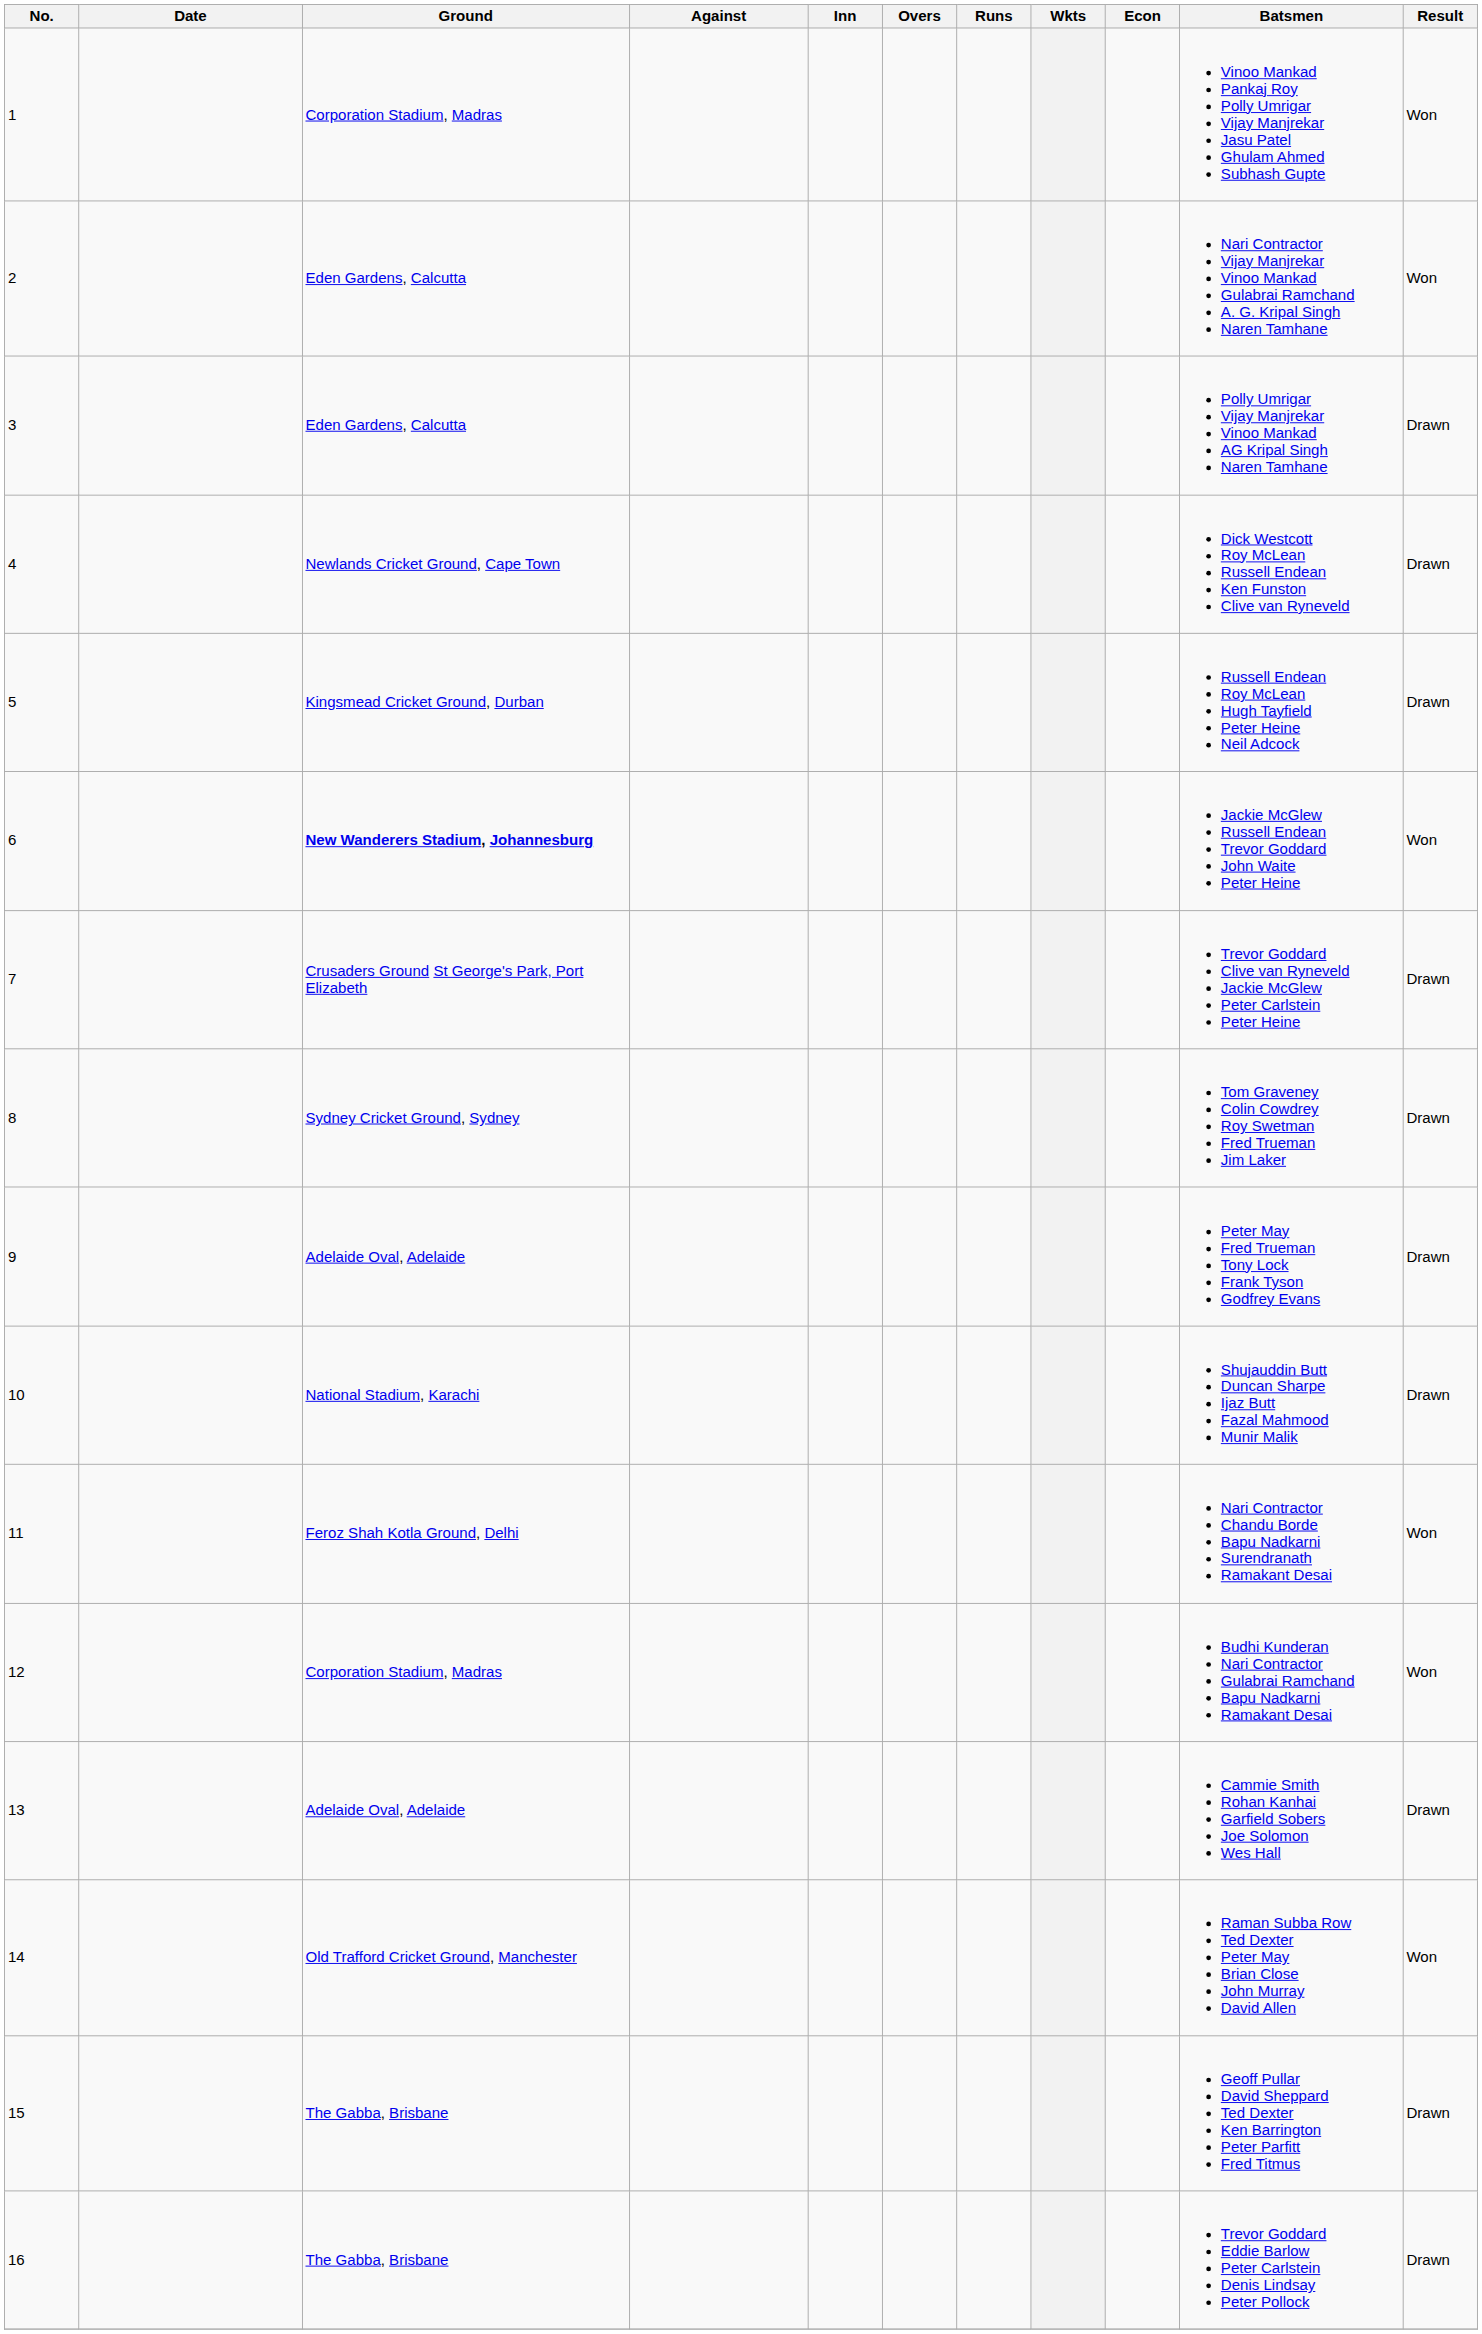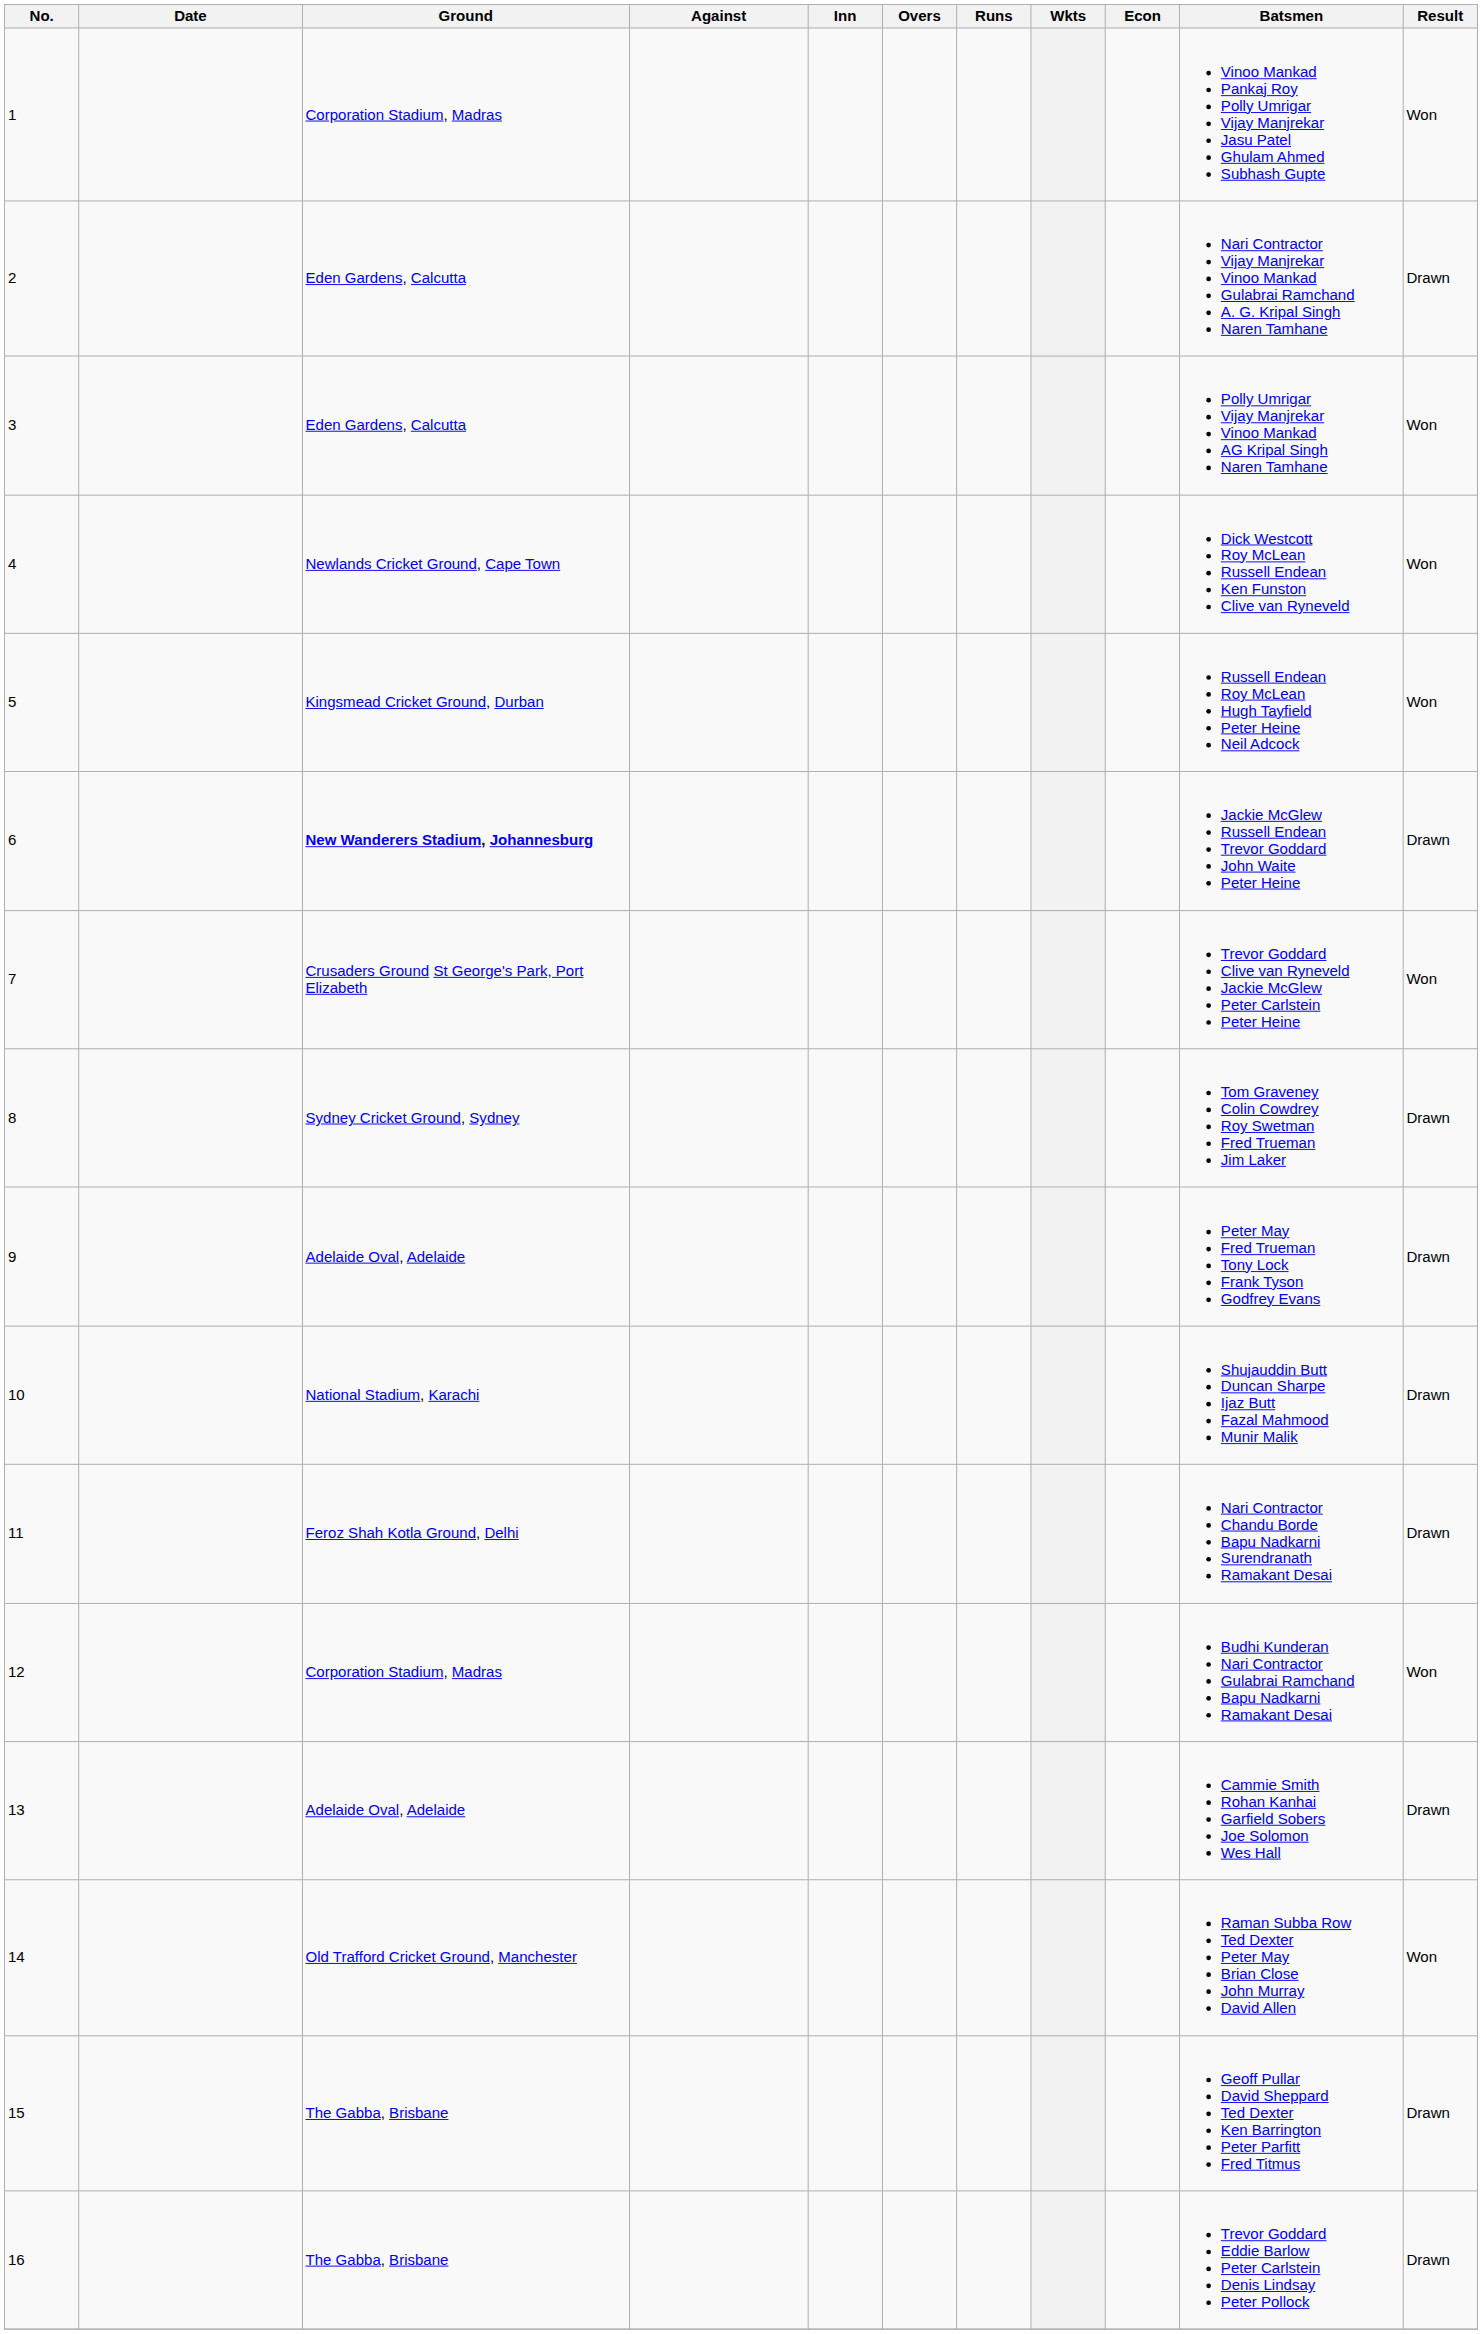(1422, 278) Won -> (1428, 278) Drawn
(1428, 425) Drawn -> (1422, 425) Won
(1428, 563) Drawn -> (1422, 563) Won
(1428, 702) Drawn -> (1422, 702) Won
(1422, 841) Won -> (1428, 841) Drawn
(1428, 979) Drawn -> (1422, 979) Won
(1422, 1533) Won -> (1428, 1533) Drawn
